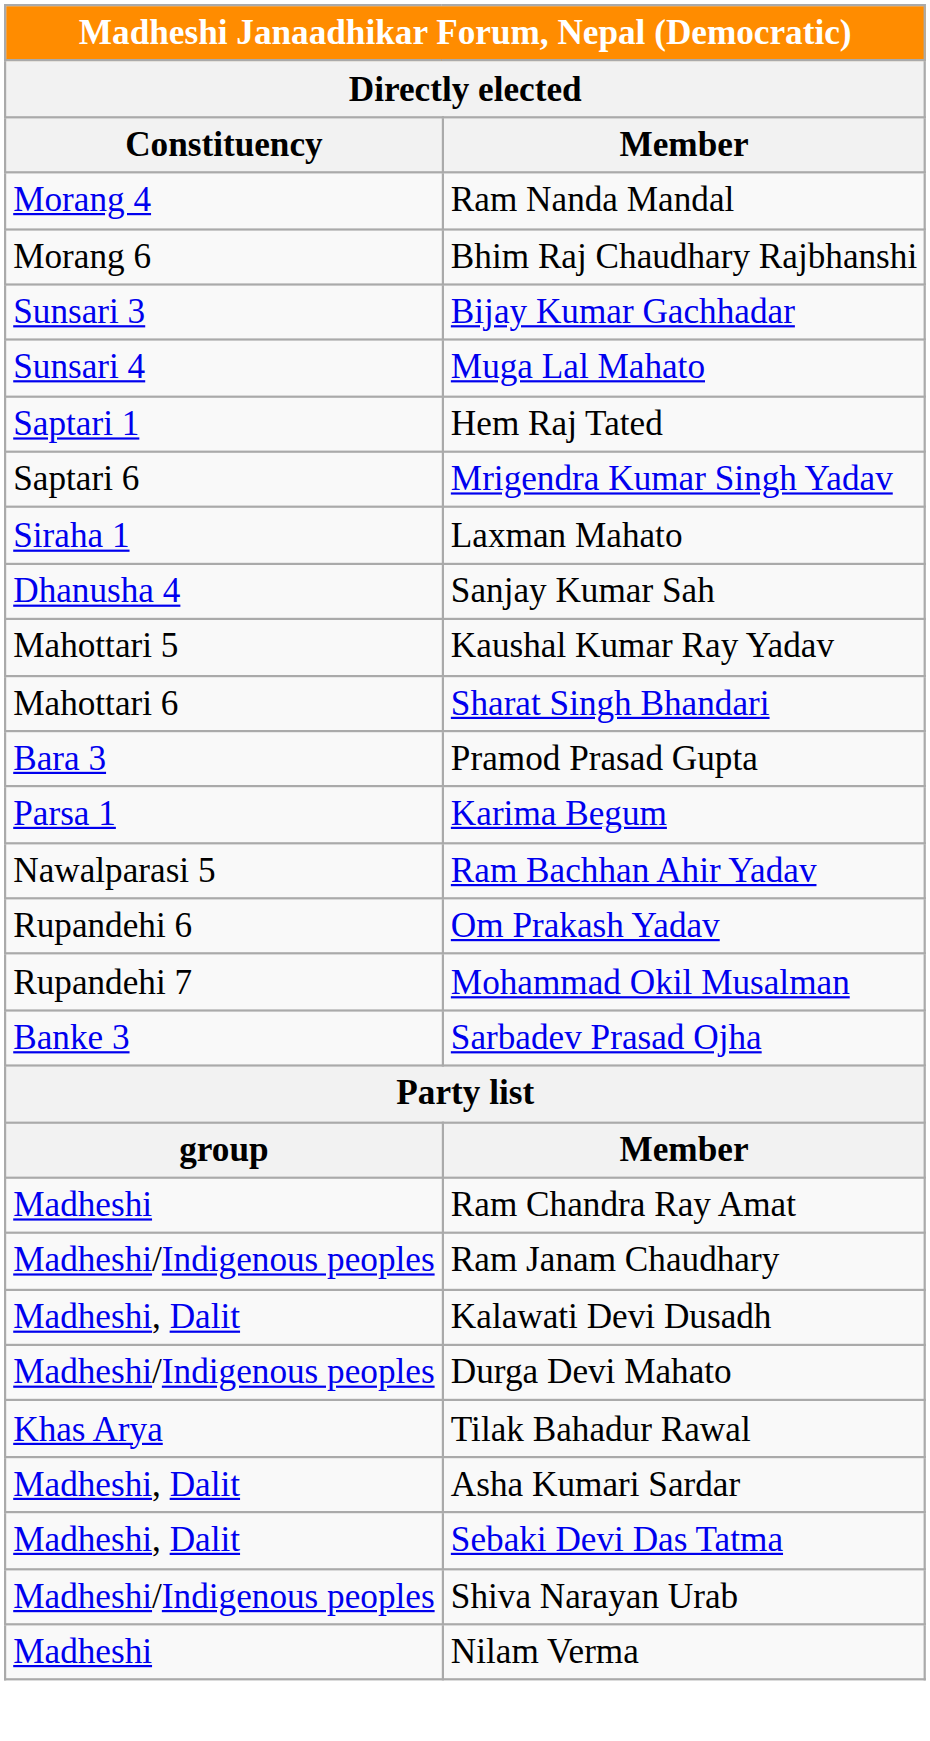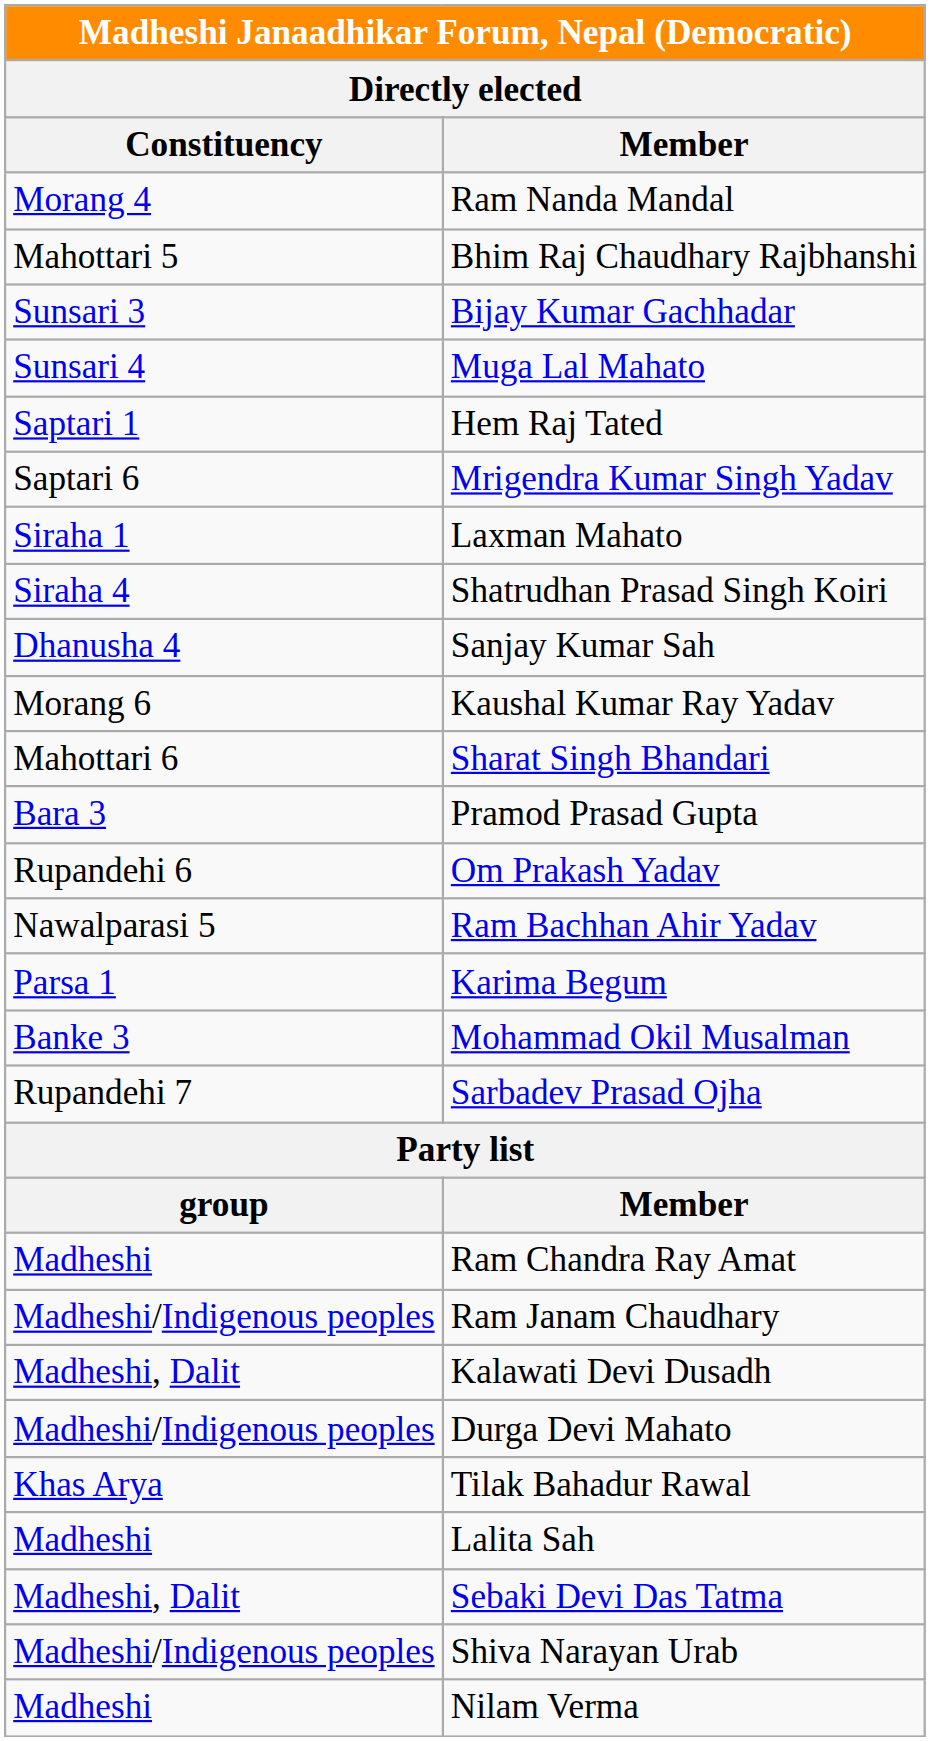(82, 255) Morang 6 -> (96, 255) Mahottari 5
+ row: (669, 590)
(96, 646) Mahottari 5 -> (82, 702) Morang 6
rows swapped: (559, 813) <-> (585, 925)
(103, 981) Rupandehi 7 -> (71, 1037) Banke 3
(71, 1037) Banke 3 -> (103, 1093) Rupandehi 7
+ row: (523, 1539)
- row: (596, 1483)
